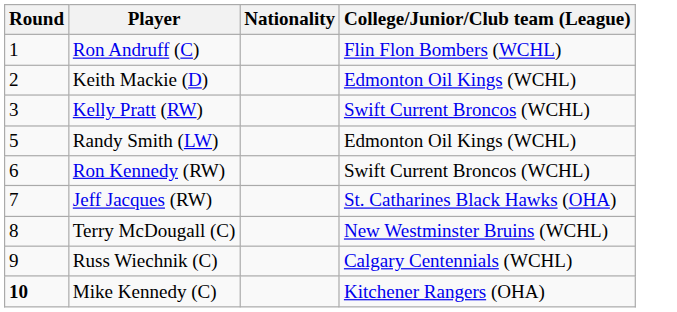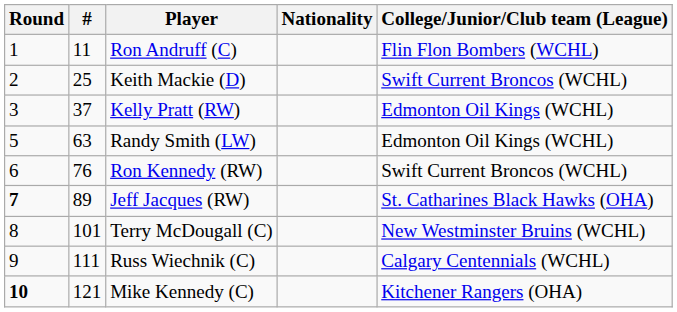+ column: (87, 19)
(460, 79) Edmonton Oil Kings (WCHL) -> (504, 79) Swift Current Broncos (WCHL)
(467, 110) Swift Current Broncos (WCHL) -> (497, 110) Edmonton Oil Kings (WCHL)
(14, 200) normal -> (14, 200) bold
